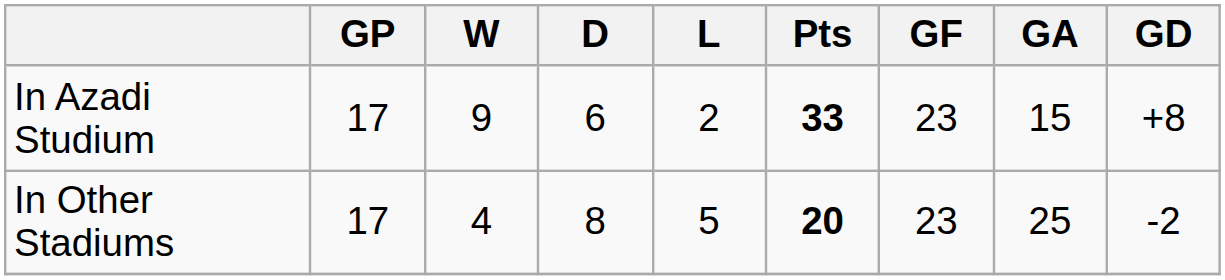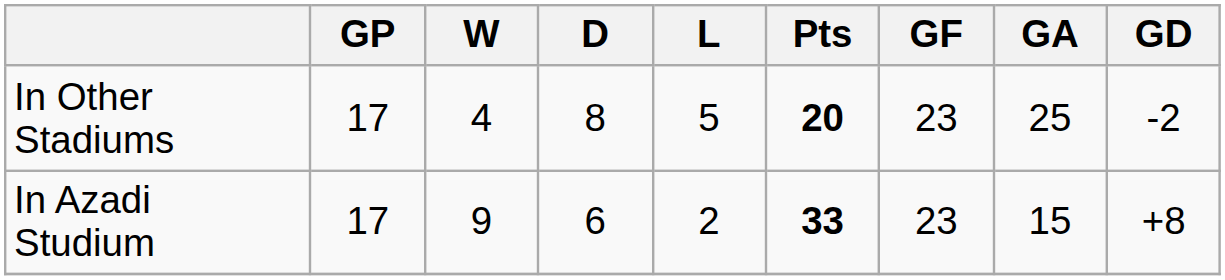rows swapped: (84, 117) <-> (94, 221)
